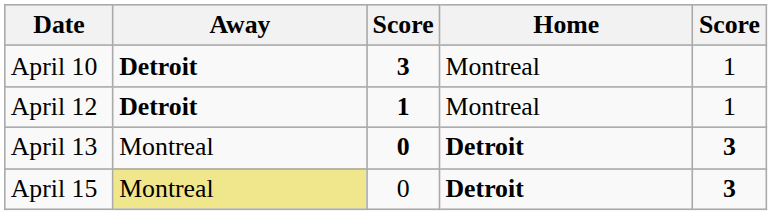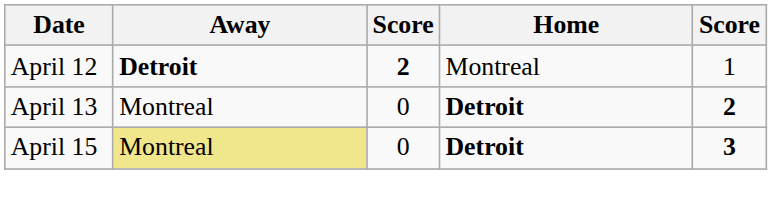- row: (54, 65)
(403, 106) 1 -> (403, 65) 2
(403, 147) bold -> (403, 106) normal
(729, 147) 3 -> (729, 106) 2
